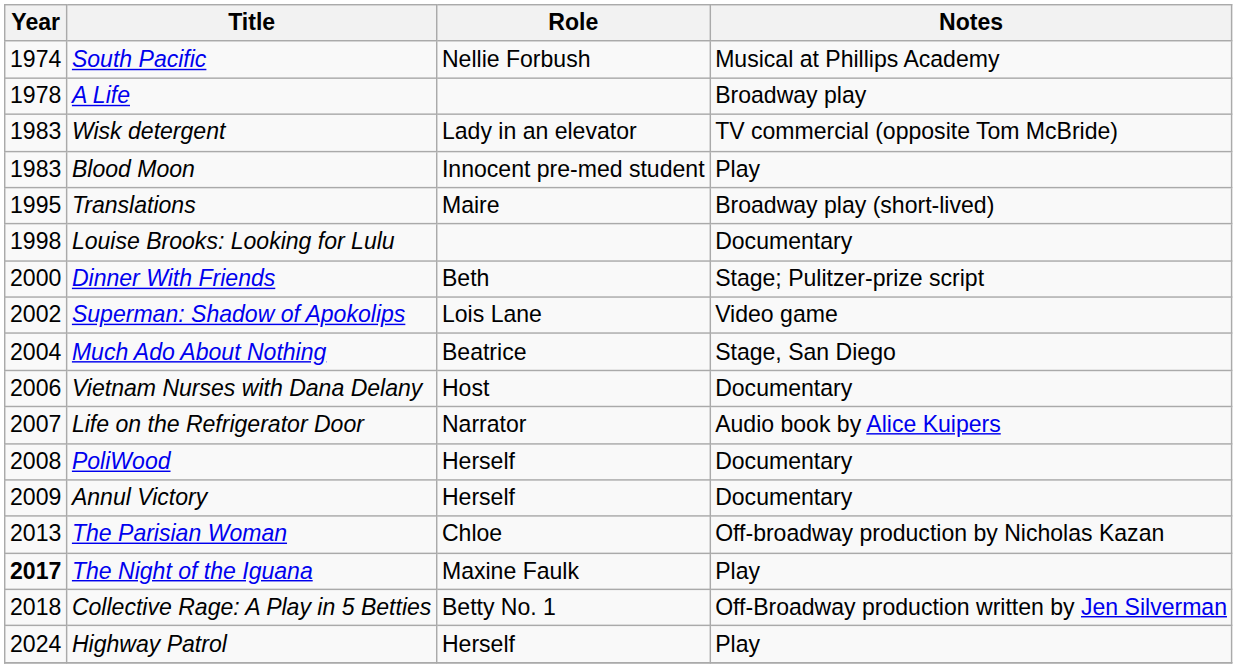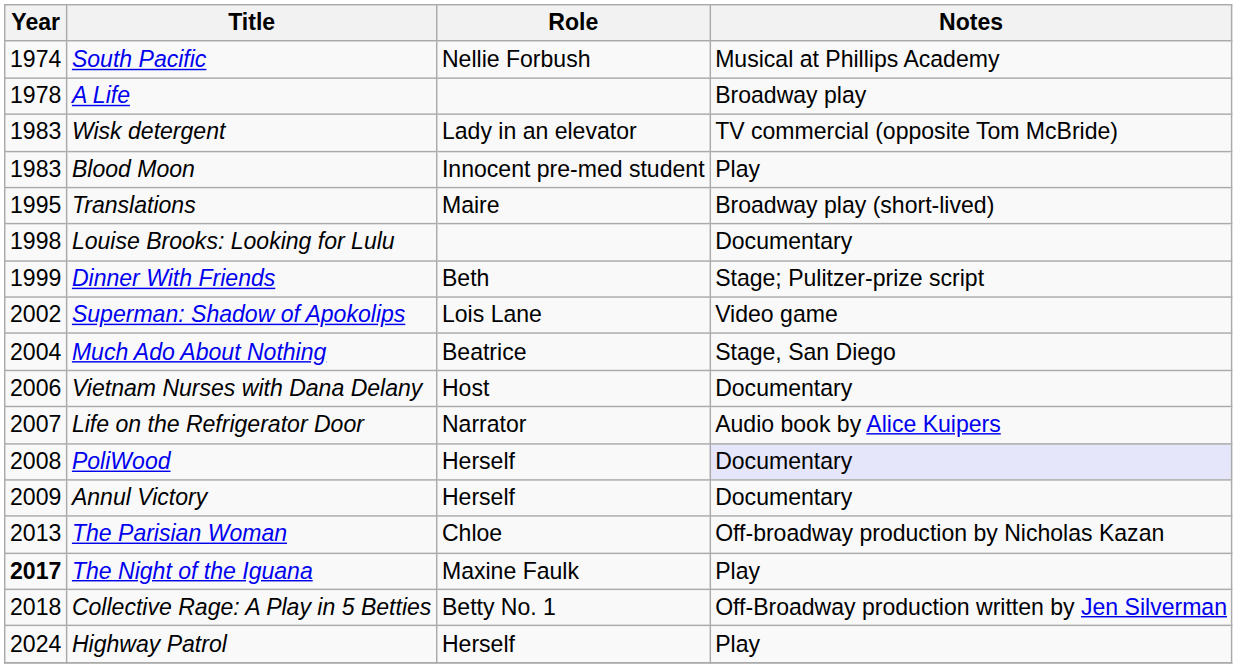(36, 278) 2000 -> (36, 278) 1999
(784, 461) no background -> (784, 461) lavender background
